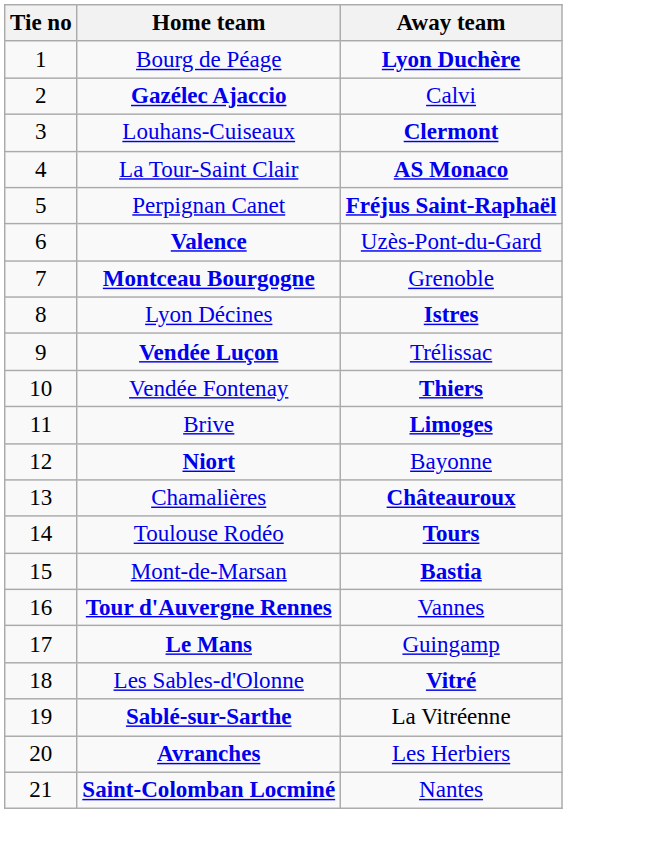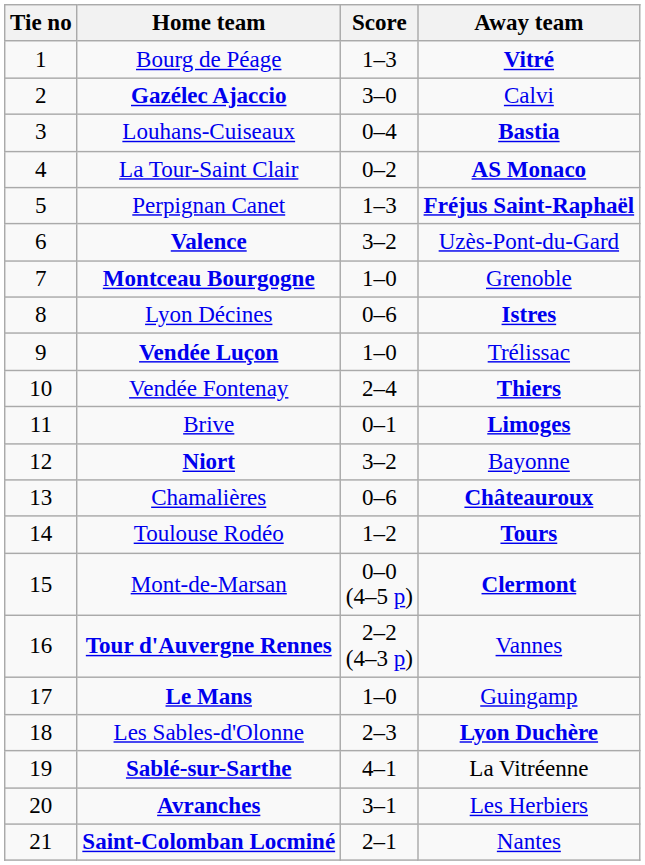+ column: (379, 22)
(451, 59) Lyon Duchère -> (529, 59) Vitré
(451, 132) Clermont -> (529, 132) Bastia
(451, 570) Bastia -> (529, 583) Clermont
(451, 680) Vitré -> (529, 732) Lyon Duchère
